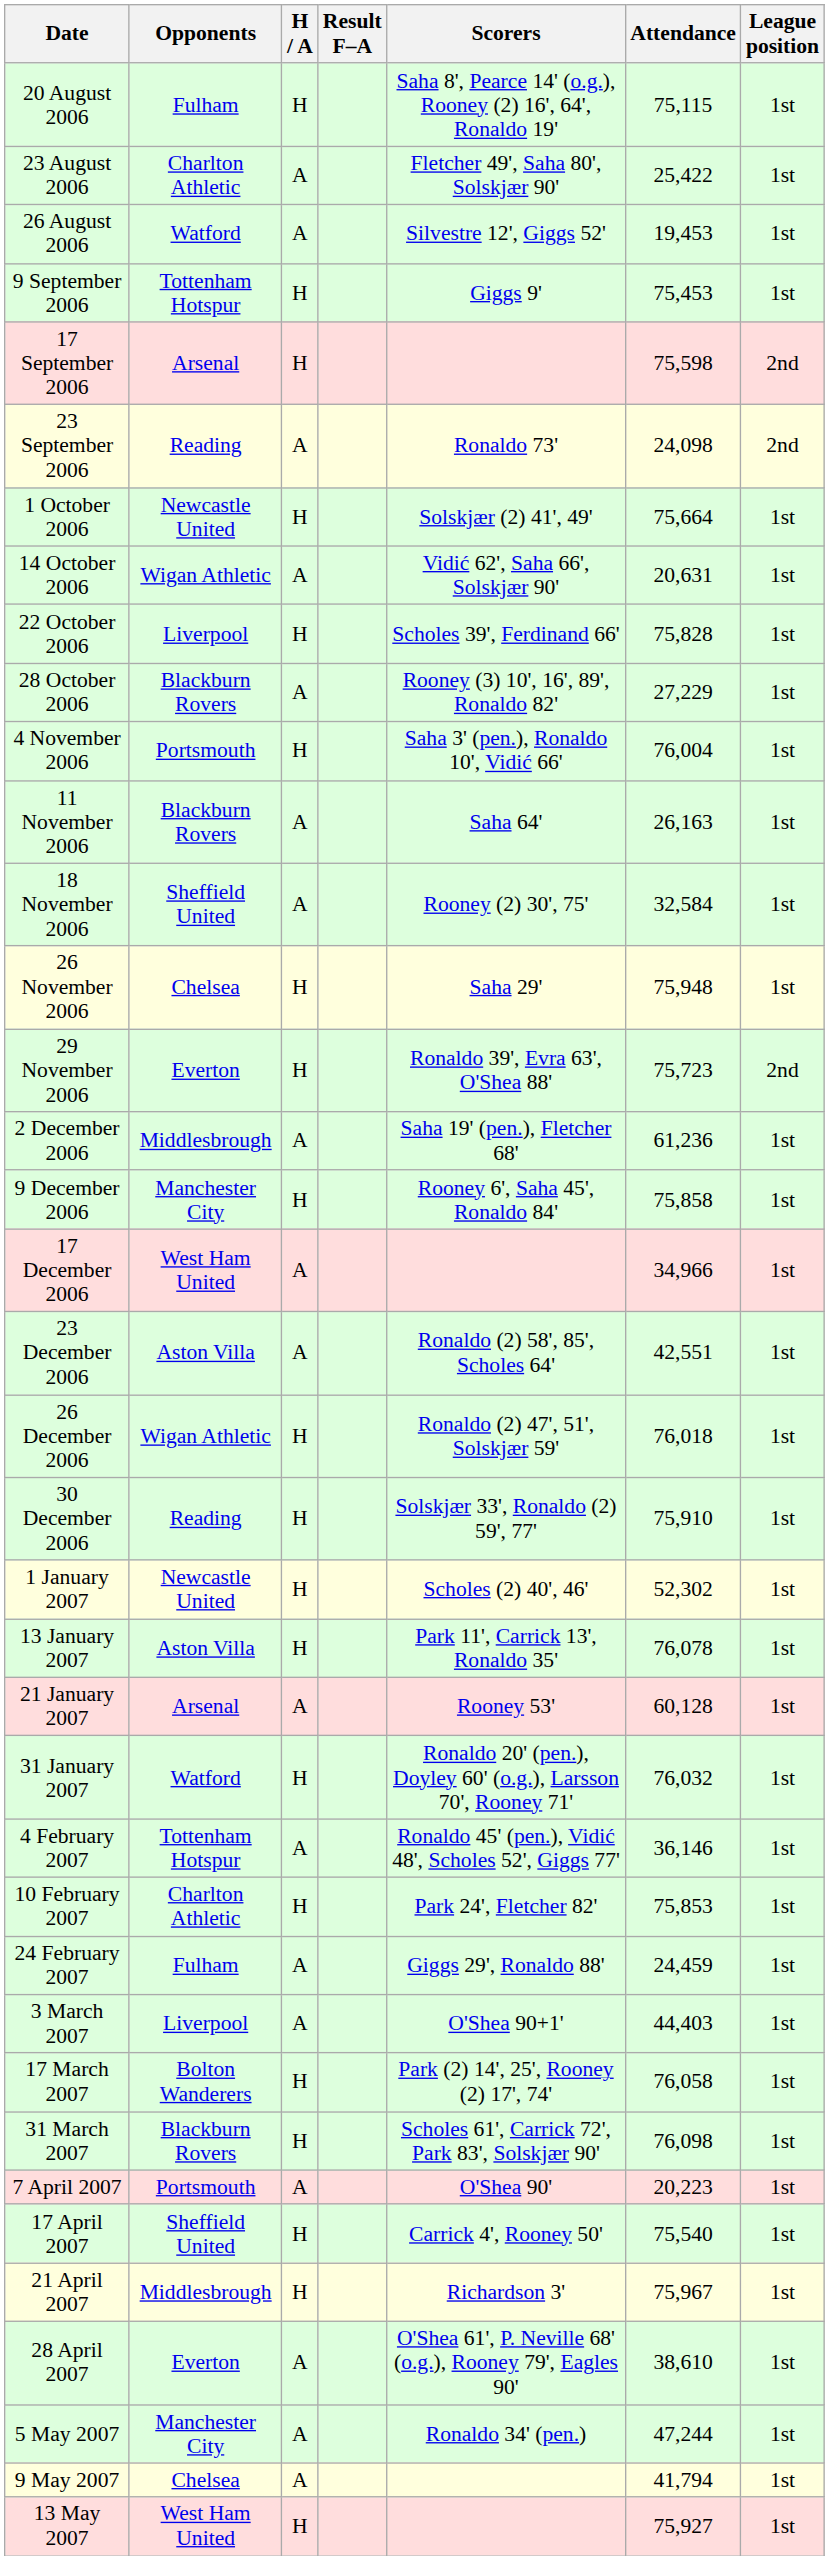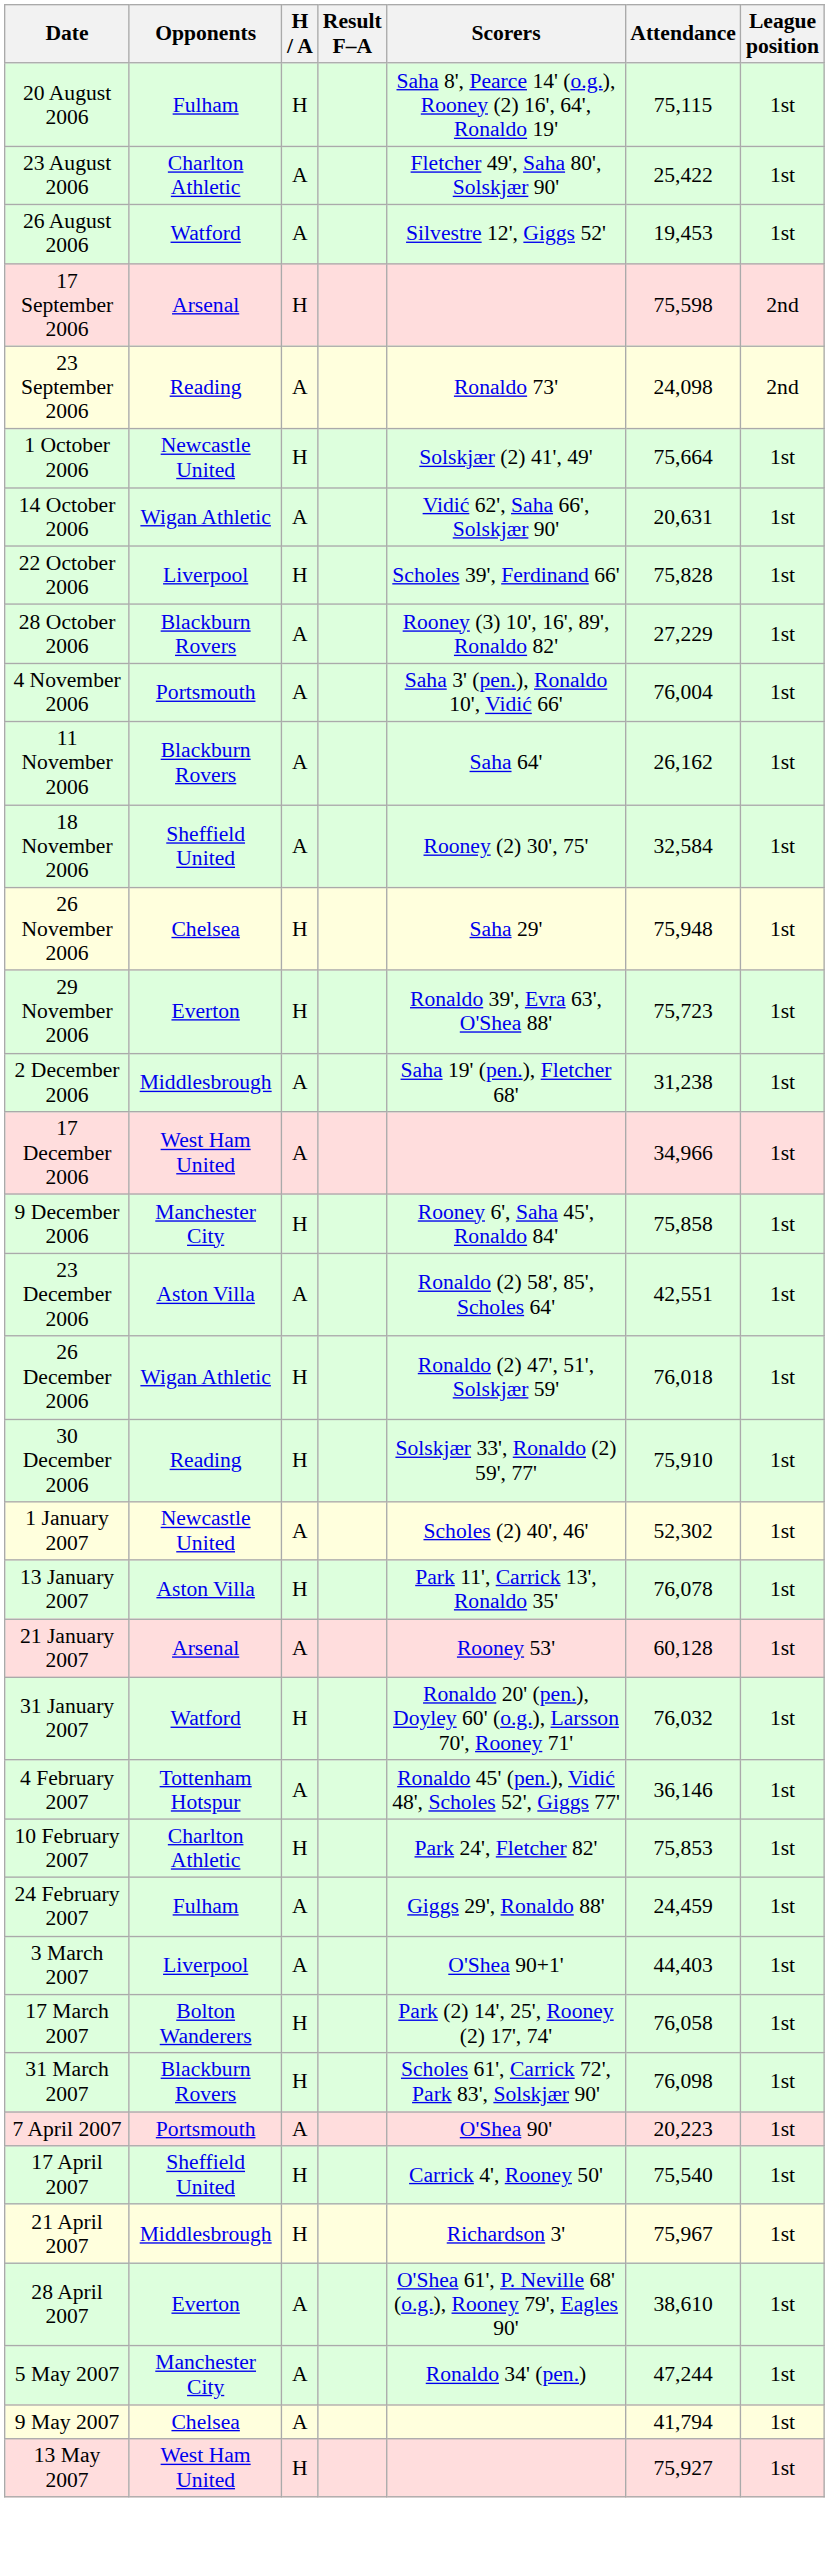- row: (67, 292)
(300, 750) H -> (300, 692) A
(683, 821) 26,163 -> (683, 762) 26,162
(783, 1070) 2nd -> (782, 1011) 1st
(683, 1140) 61,236 -> (683, 1082) 31,238
rows swapped: (67, 1199) <-> (67, 1270)
(300, 1589) H -> (300, 1530) A
